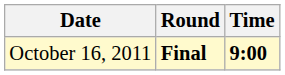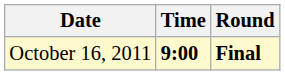columns swapped: (252, 20) <-> (190, 20)
